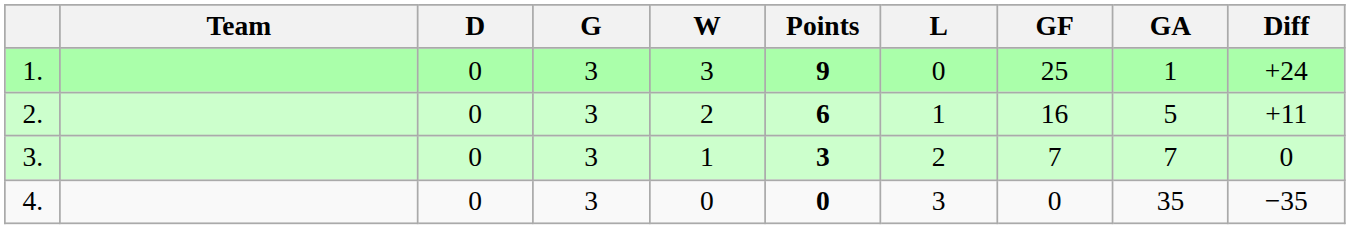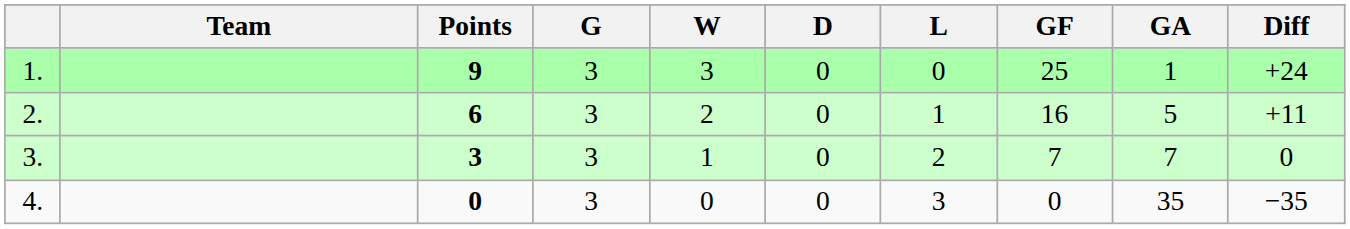columns swapped: (823, 26) <-> (475, 26)
